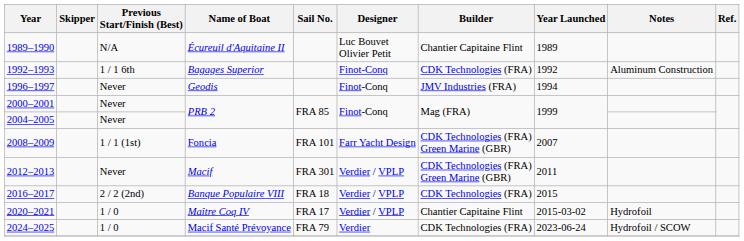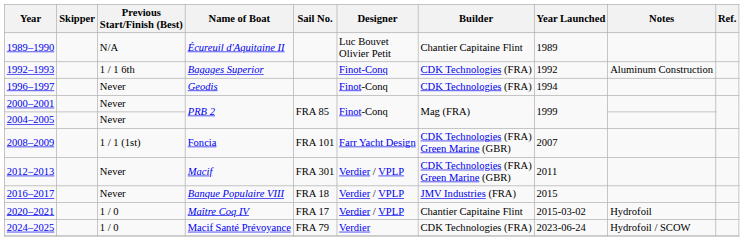(468, 86) JMV Industries (FRA) -> (476, 86) CDK Technologies (FRA)
(122, 194) 2 / 2 (2nd) -> (113, 194) Never
(476, 194) CDK Technologies (FRA) -> (468, 194) JMV Industries (FRA)
